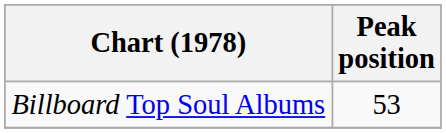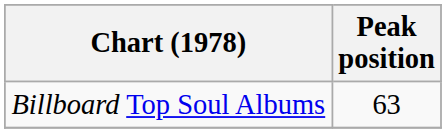(387, 104) 53 -> (387, 104) 63
